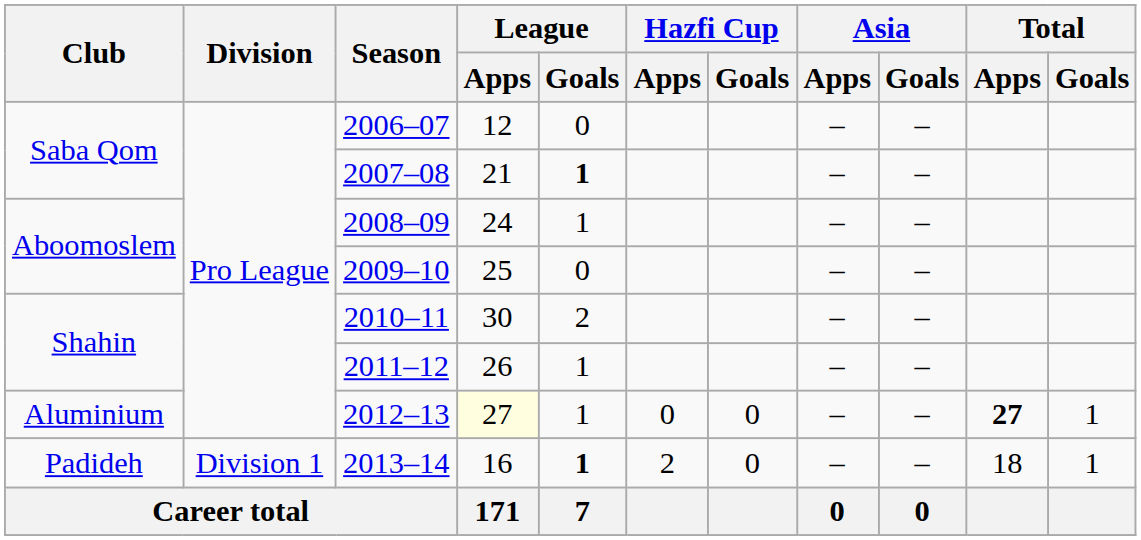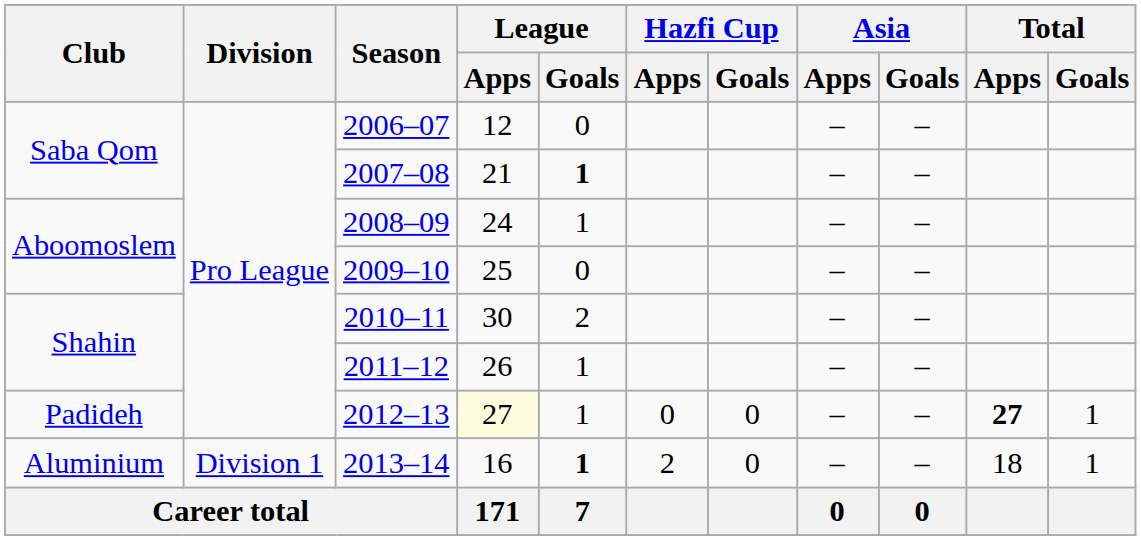(94, 414) Aluminium -> (94, 414) Padideh
(94, 462) Padideh -> (94, 462) Aluminium
